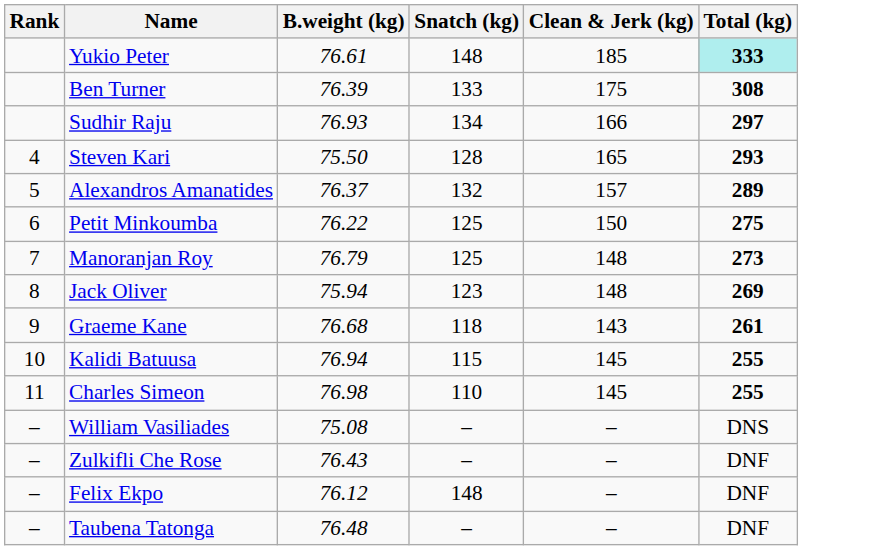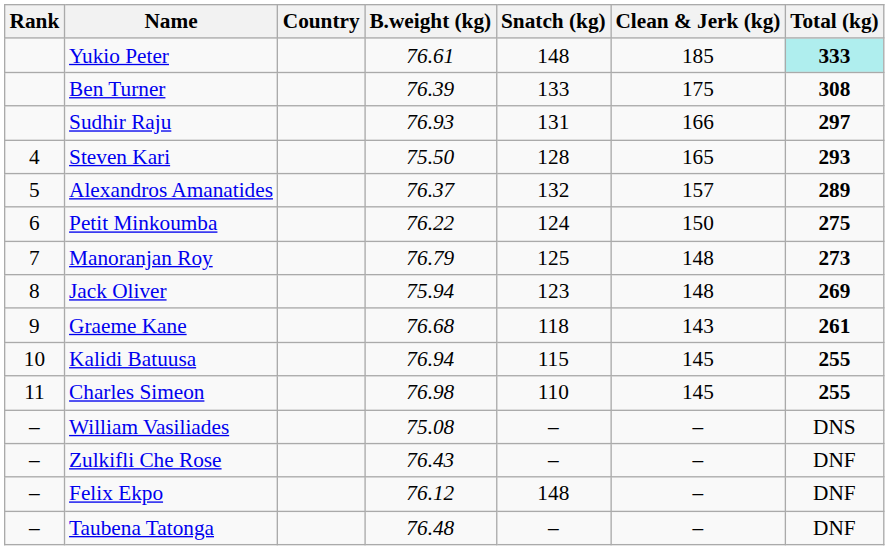+ column: (321, 21)
(467, 122) 134 -> (553, 122) 131
(467, 223) 125 -> (553, 223) 124
